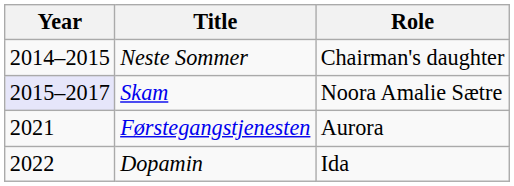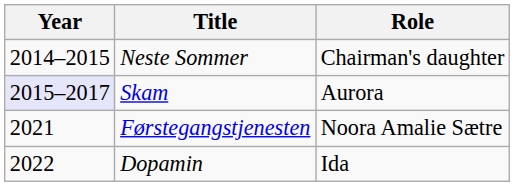(411, 92) Noora Amalie Sætre -> (352, 92) Aurora
(352, 127) Aurora -> (411, 127) Noora Amalie Sætre
